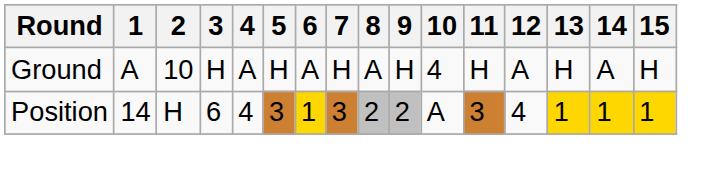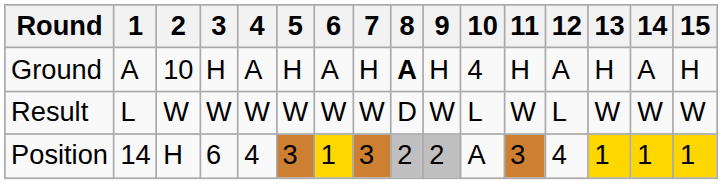(373, 69) normal -> (407, 69) bold
+ row: (50, 112)
